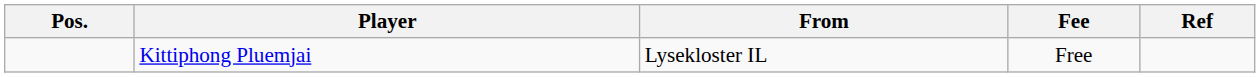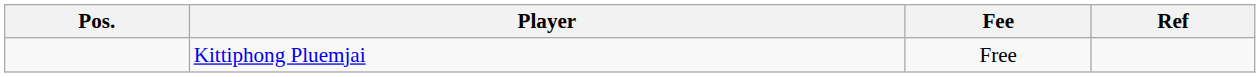- column: (824, 21)
